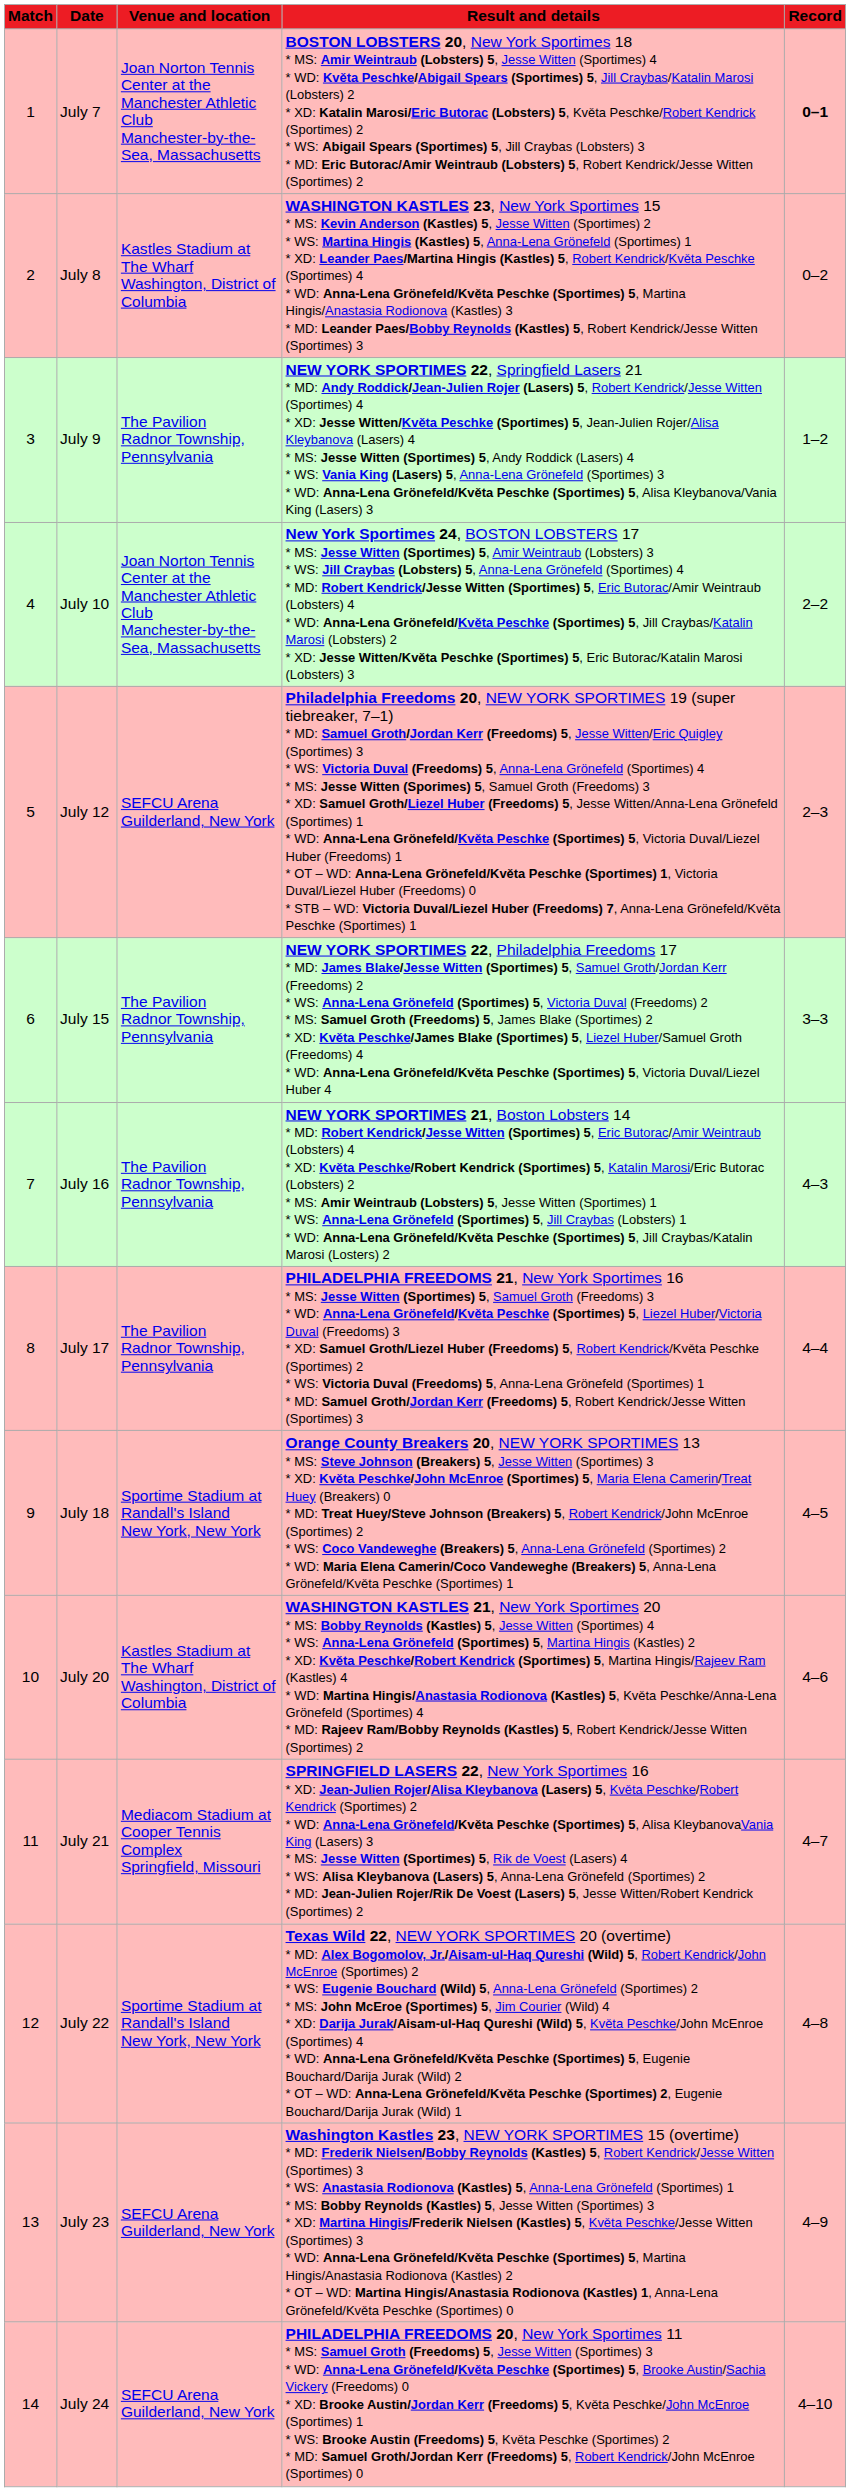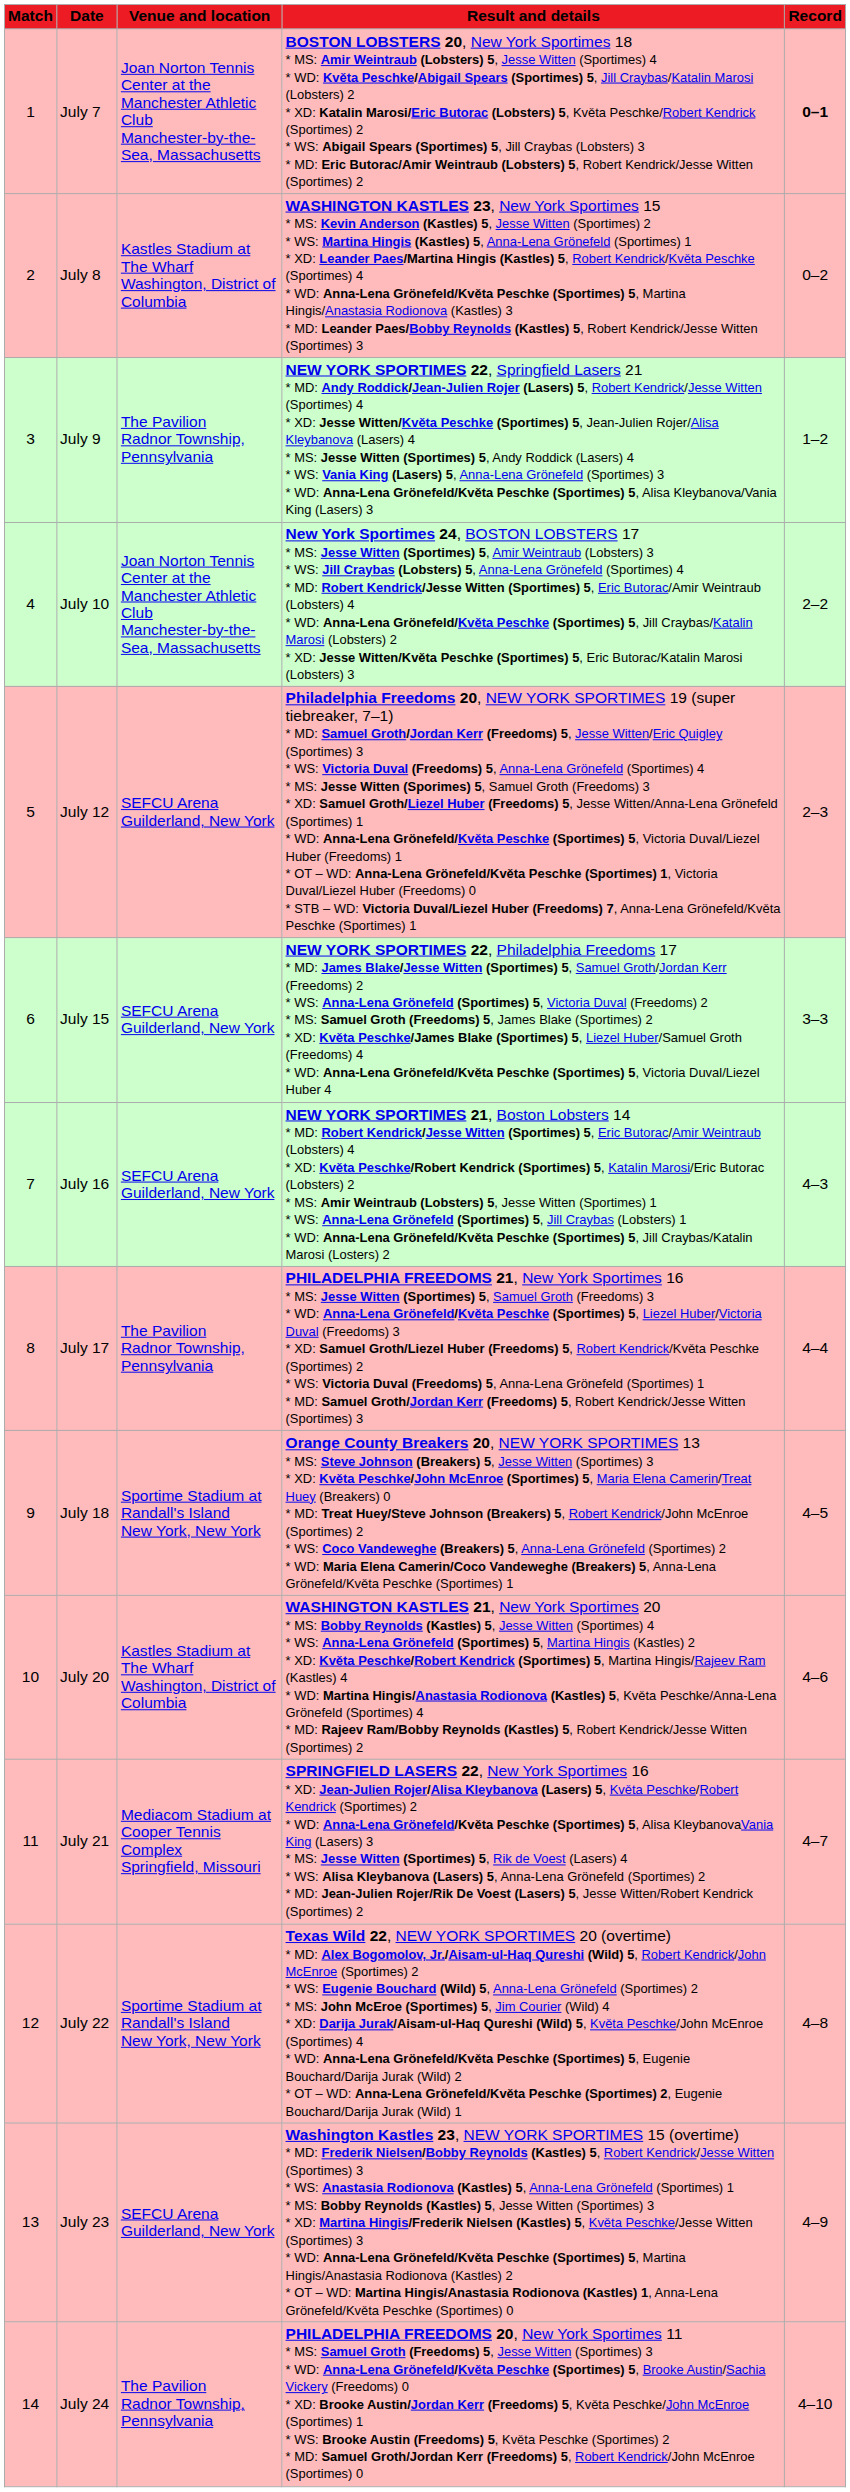(183, 1020) The Pavilion Radnor Township, Pennsylvania -> (198, 1020) SEFCU Arena Guilderland, New York
(183, 1184) The Pavilion Radnor Township, Pennsylvania -> (198, 1184) SEFCU Arena Guilderland, New York
(198, 2404) SEFCU Arena Guilderland, New York -> (183, 2404) The Pavilion Radnor Township, Pennsylvania
